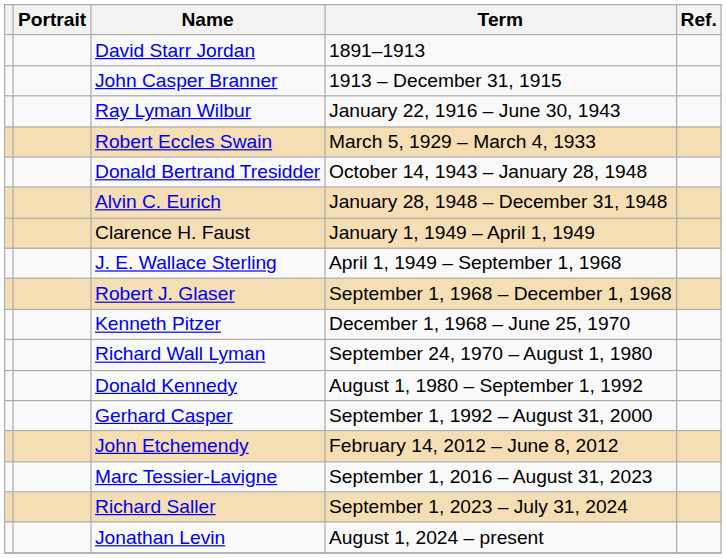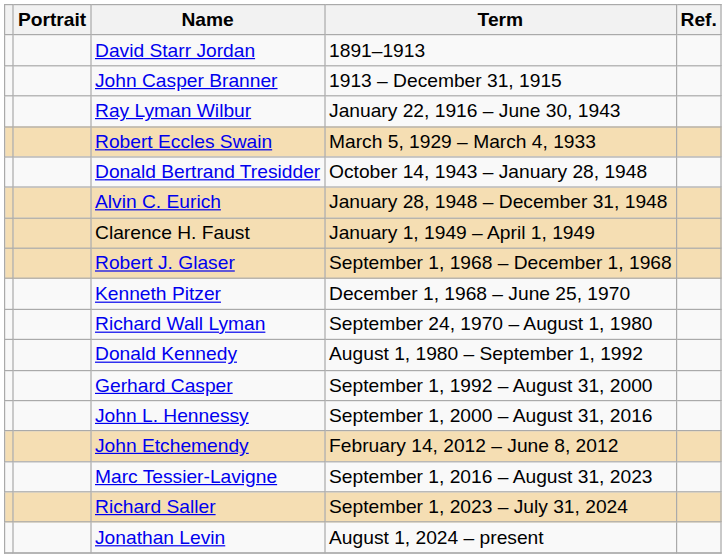- row: (186, 263)
+ row: (172, 415)
